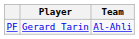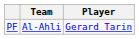columns swapped: (55, 12) <-> (113, 12)
